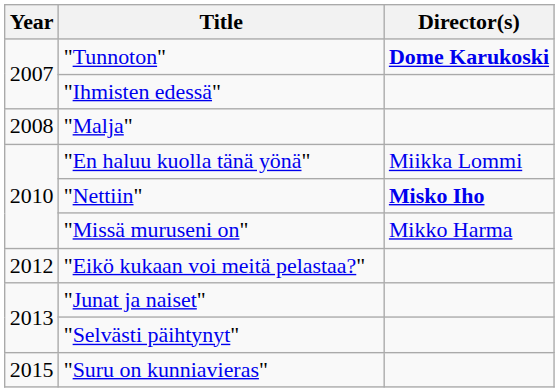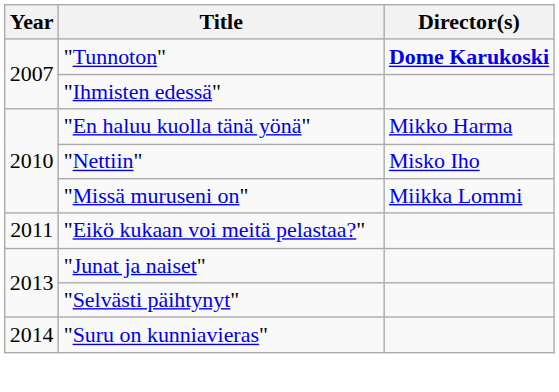- row: (98, 126)
(456, 160) Miikka Lommi -> (451, 126) Mikko Harma
(437, 195) bold -> (434, 160) normal
(451, 230) Mikko Harma -> (456, 195) Miikka Lommi
(32, 265) 2012 -> (32, 230) 2011
(32, 369) 2015 -> (32, 334) 2014
